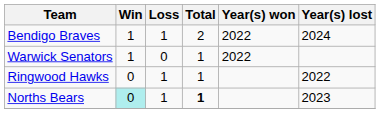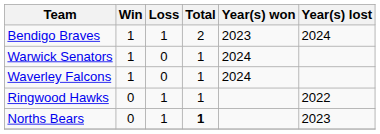(236, 35) 2022 -> (236, 35) 2023
(236, 56) 2022 -> (236, 56) 2024
+ row: (59, 77)
(131, 98) paleturquoise background -> (131, 118) no background
